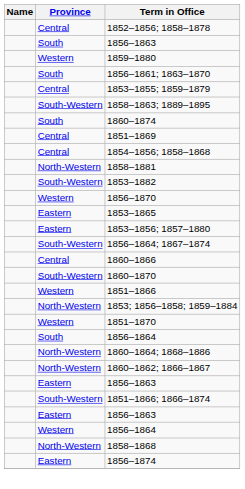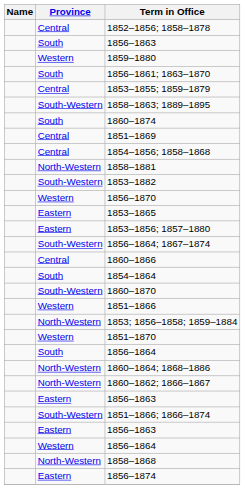+ row: (50, 275)
